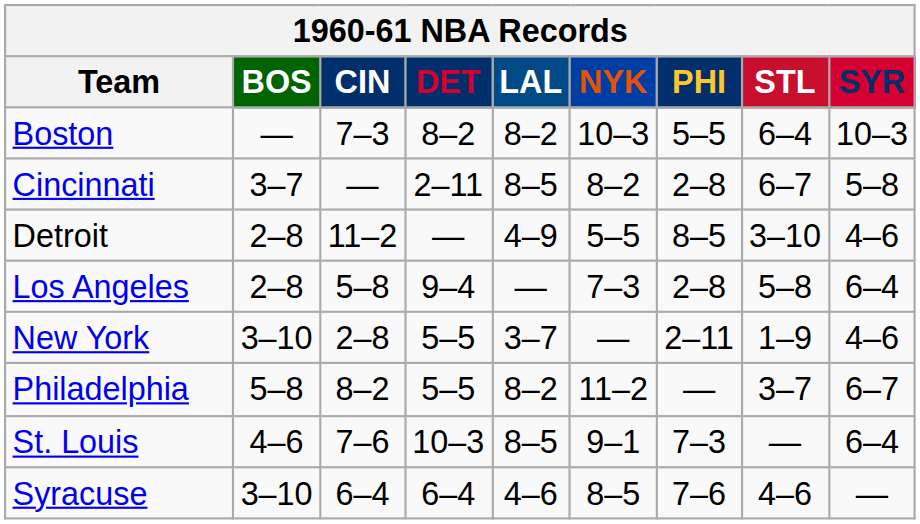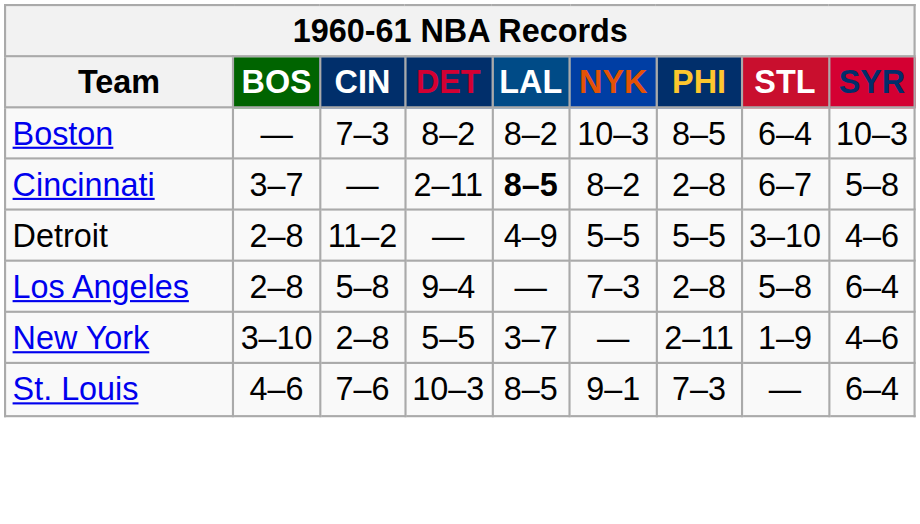(699, 133) 5–5 -> (699, 133) 8–5
(531, 185) normal -> (531, 185) bold
(699, 236) 8–5 -> (699, 236) 5–5
- row: (101, 390)
- row: (80, 492)
